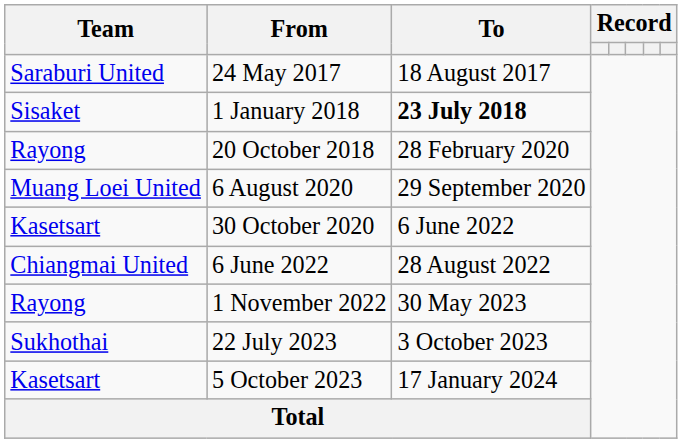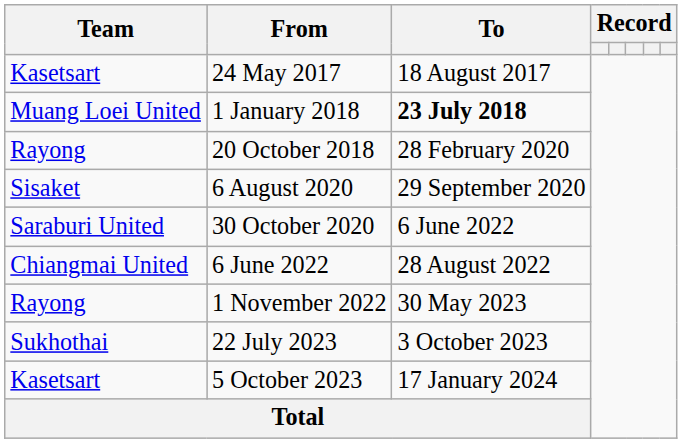(87, 73) Saraburi United -> (55, 73) Kasetsart
(45, 111) Sisaket -> (106, 111) Muang Loei United
(106, 188) Muang Loei United -> (45, 188) Sisaket
(55, 226) Kasetsart -> (87, 226) Saraburi United
